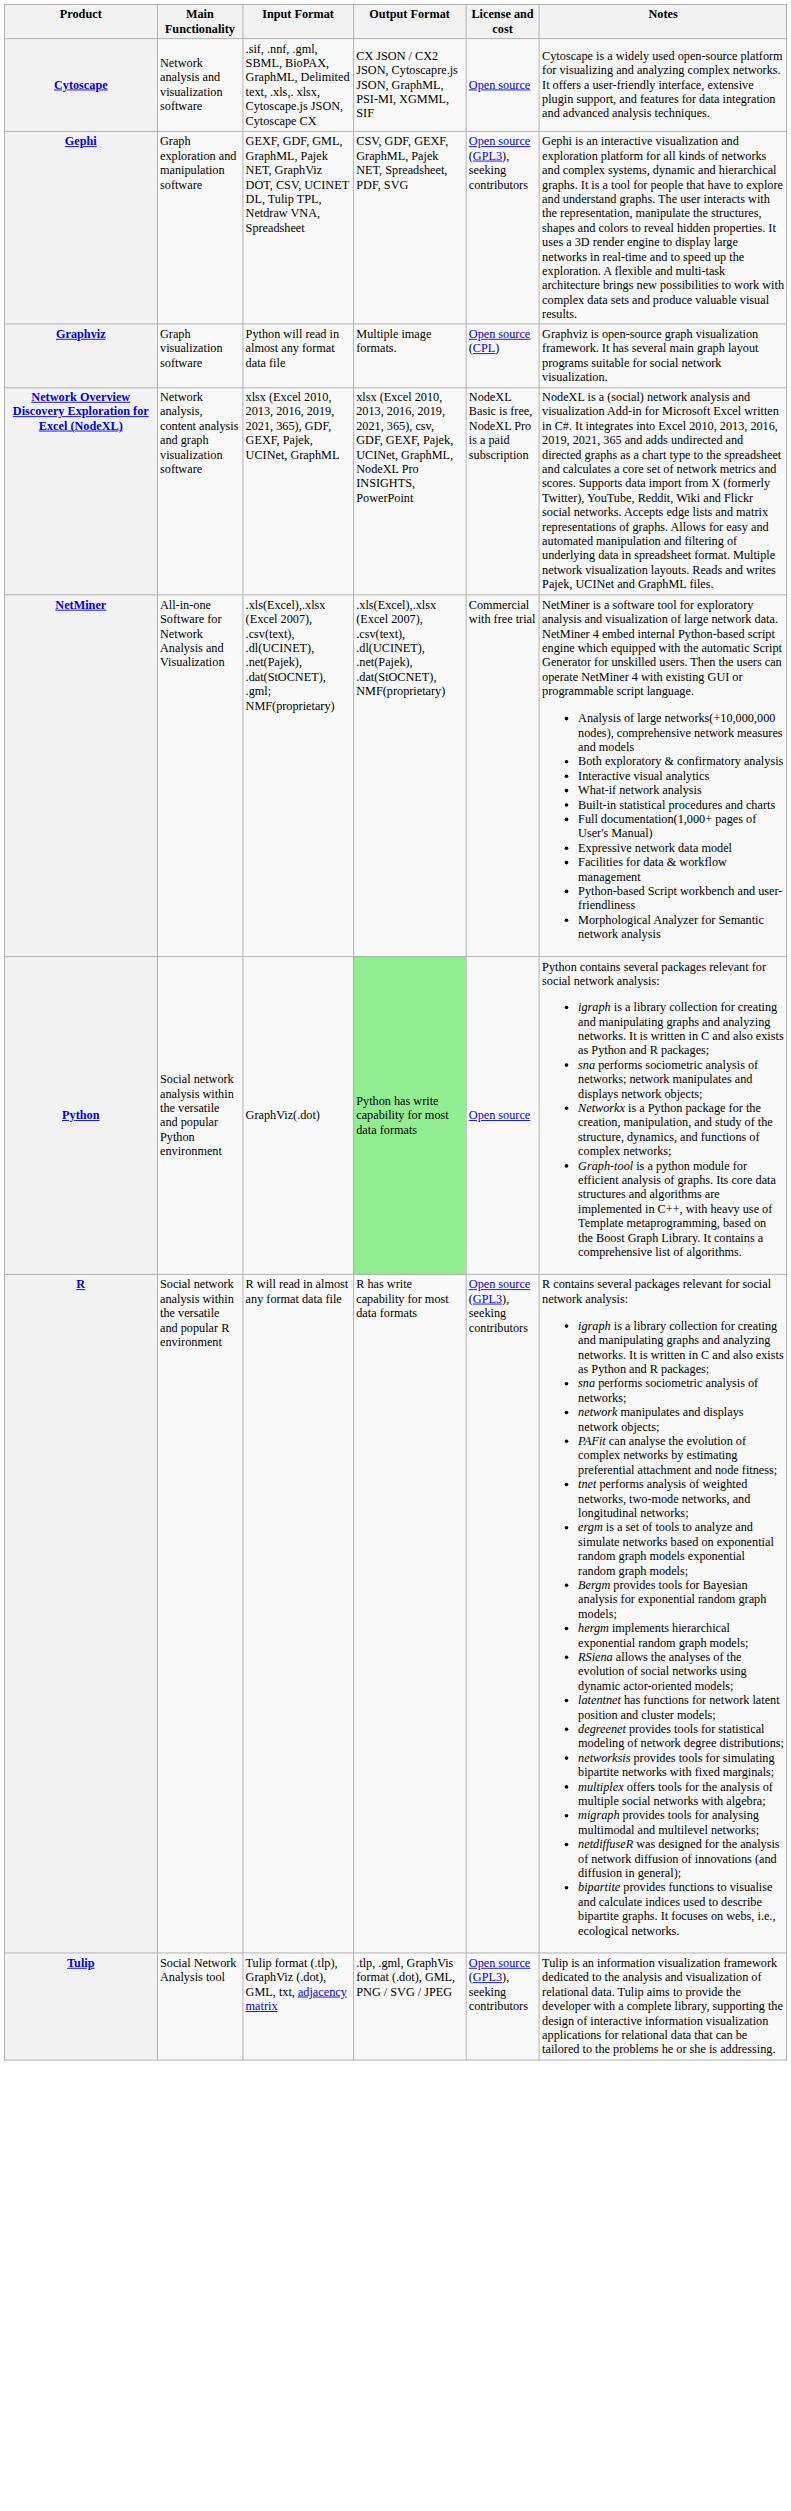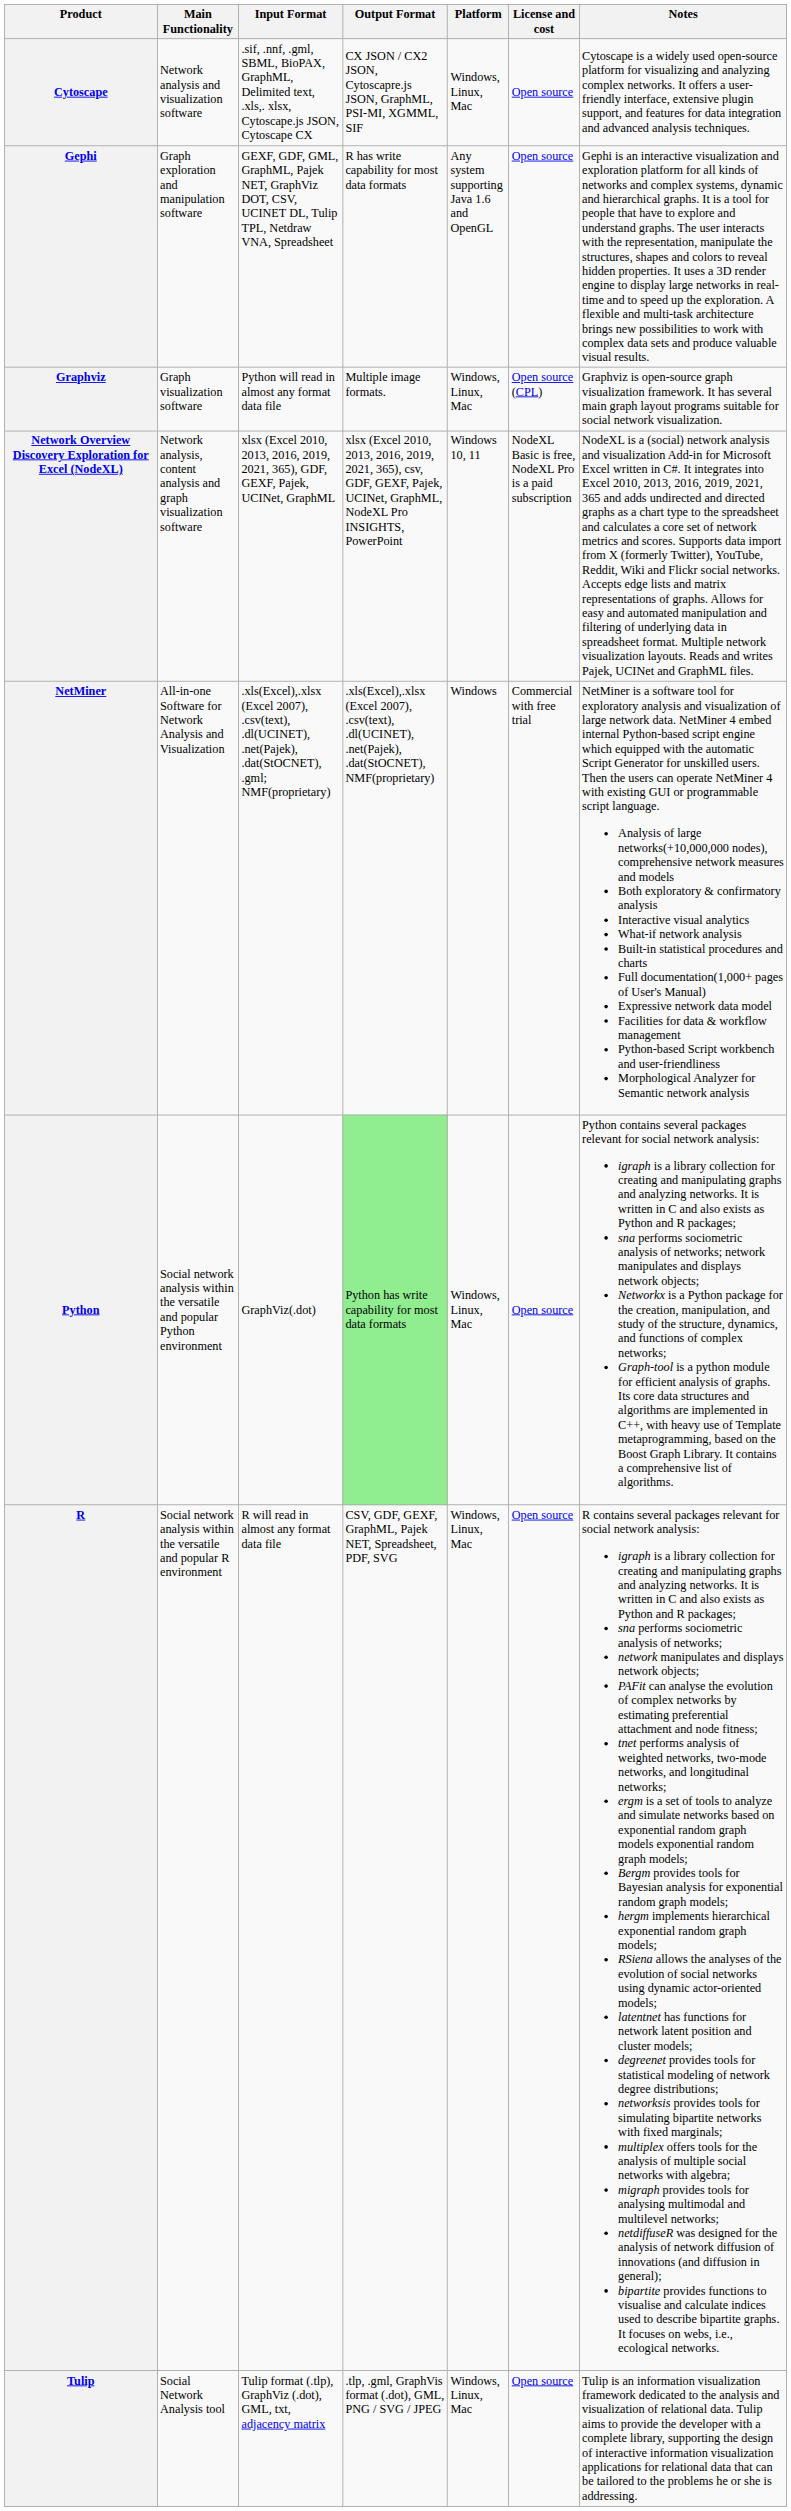+ column: (478, 14)
(402, 162) CSV, GDF, GEXF, GraphML, Pajek NET, Spreadsheet, PDF, SVG -> (392, 169) R has write capability for most data formats
(500, 162) Open source (GPL3), seeking contributors -> (542, 155) Open source
(402, 1298) R has write capability for most data formats -> (391, 1536) CSV, GDF, GEXF, GraphML, Pajek NET, Spreadsheet, PDF, SVG
(500, 1306) Open source (GPL3), seeking contributors -> (542, 1514) Open source
(500, 1984) Open source (GPL3), seeking contributors -> (542, 2380) Open source
